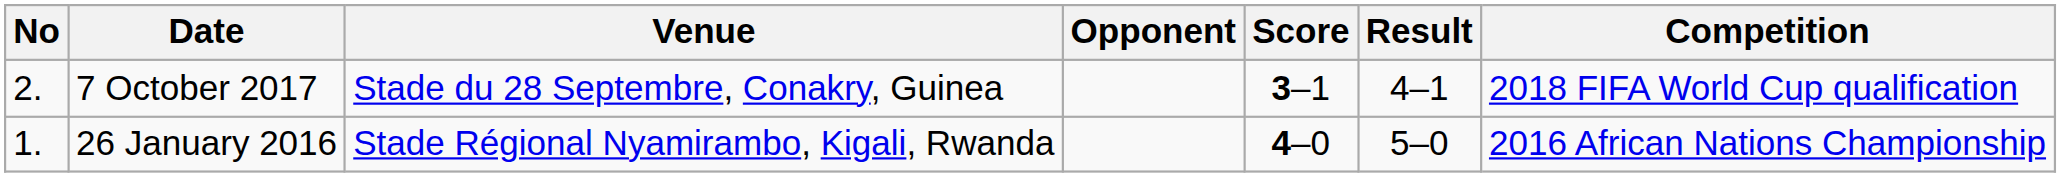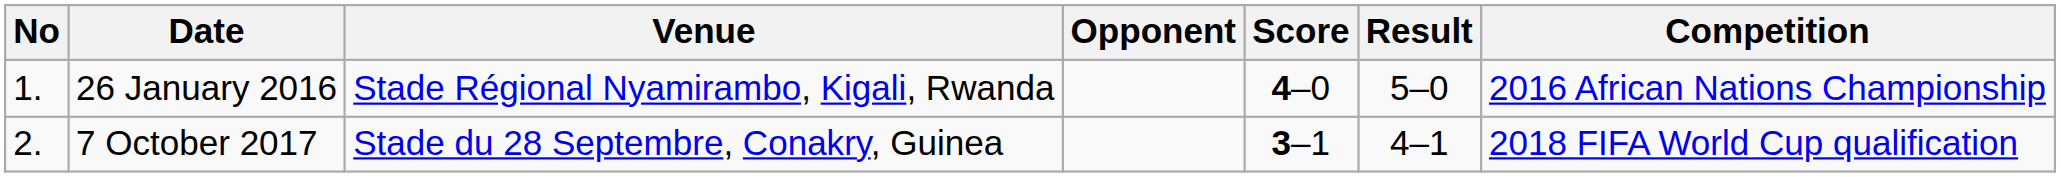rows swapped: (207, 143) <-> (197, 87)
